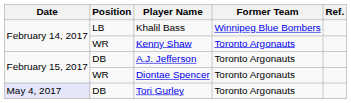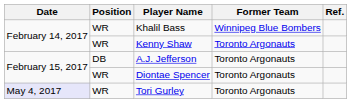(98, 28) LB -> (100, 28) WR
(99, 91) DB -> (100, 91) WR
